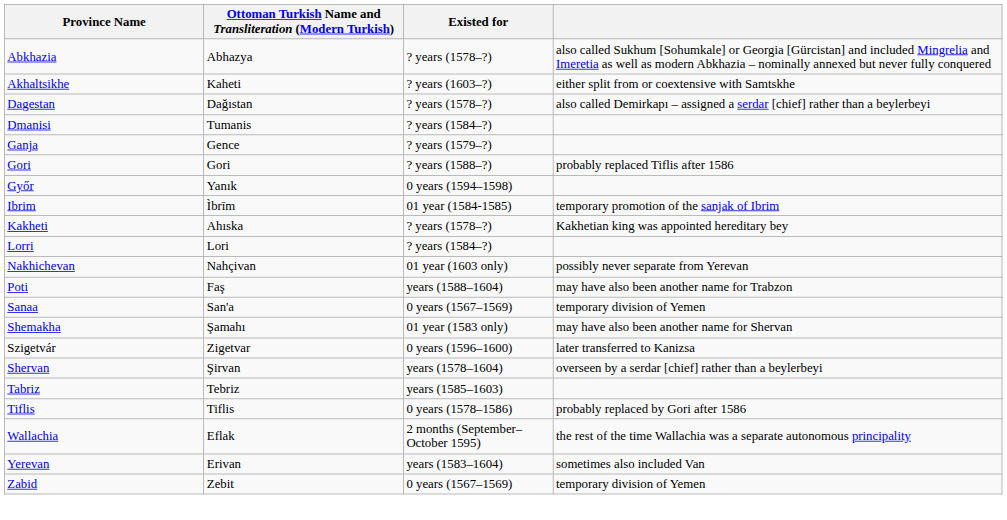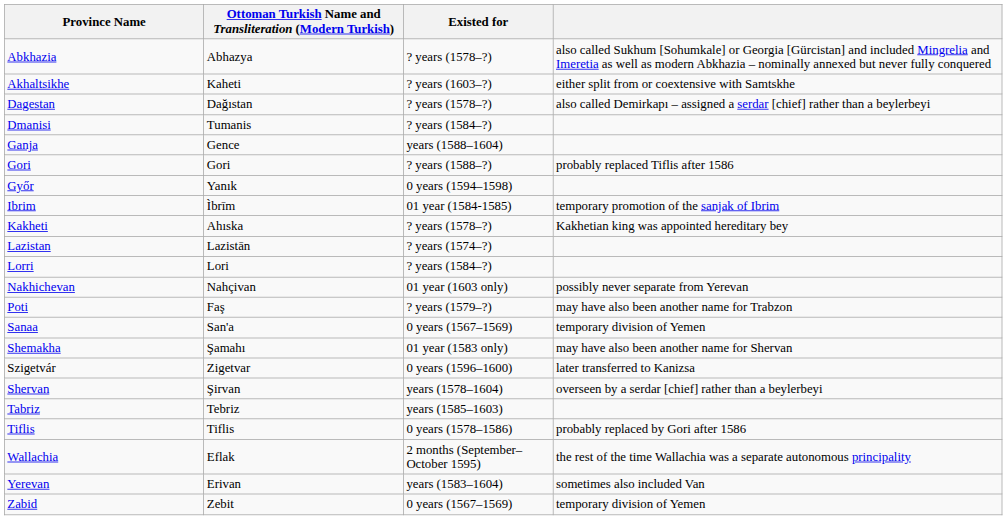(449, 144) ? years (1579–?) -> (455, 144) years (1588–1604)
+ row: (29, 246)
(455, 287) years (1588–1604) -> (449, 307) ? years (1579–?)
